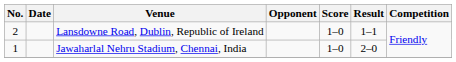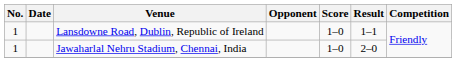(15, 31) 2 -> (15, 31) 1
